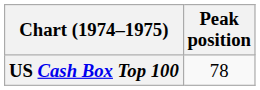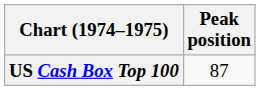(219, 70) 78 -> (219, 70) 87
